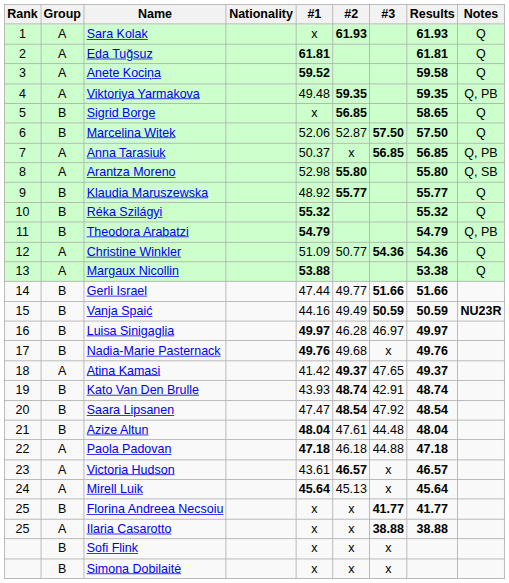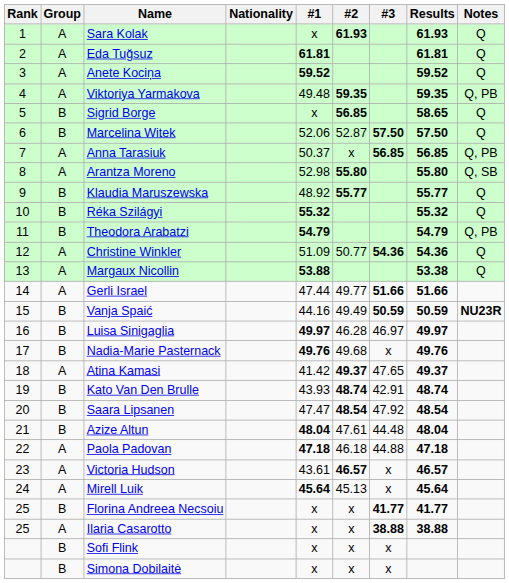(432, 73) 59.58 -> (432, 73) 59.52
(62, 291) B -> (62, 291) A
